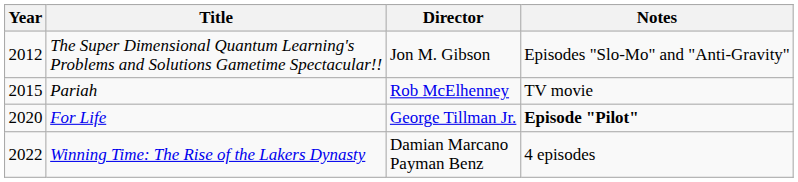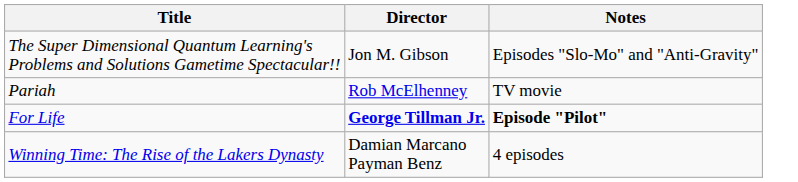- column: (25, 17)
(453, 117) normal -> (417, 117) bold
